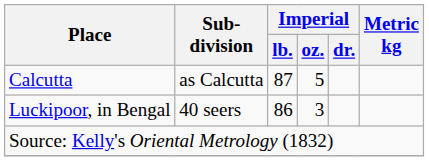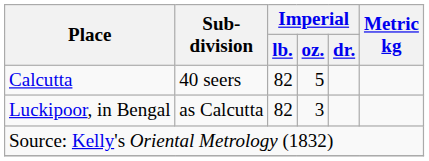(221, 79) as Calcutta -> (210, 79) 40 seers
(283, 79) 87 -> (283, 79) 82
(210, 110) 40 seers -> (221, 110) as Calcutta
(283, 110) 86 -> (283, 110) 82
